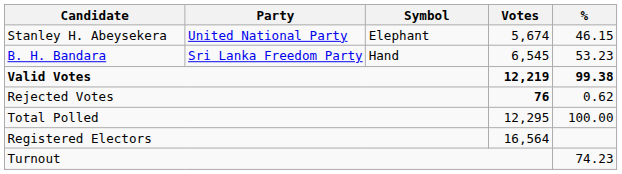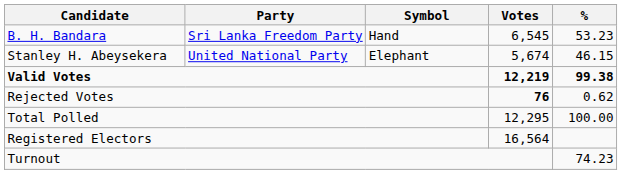rows swapped: (57, 56) <-> (87, 35)
